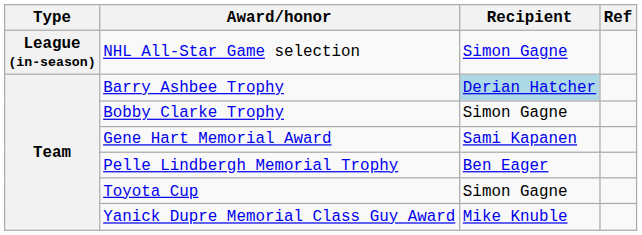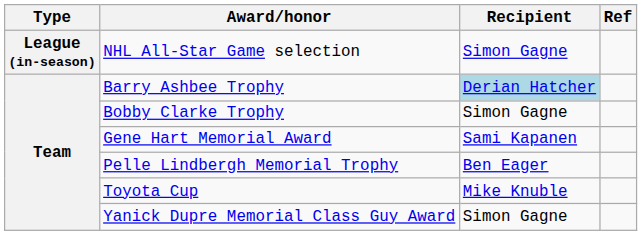(515, 191) Simon Gagne -> (515, 191) Mike Knuble
(515, 217) Mike Knuble -> (515, 217) Simon Gagne
